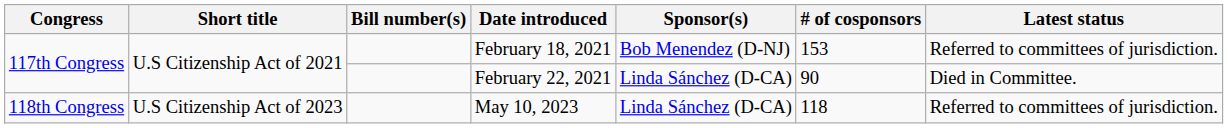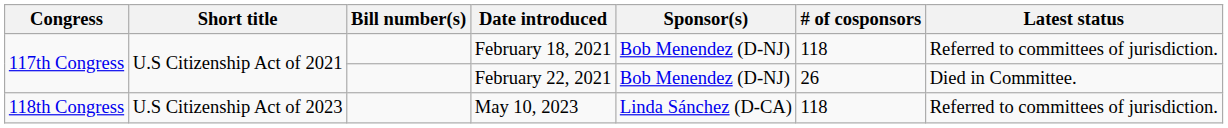(814, 48) 153 -> (814, 48) 118
(706, 78) Linda Sánchez (D-CA) -> (705, 78) Bob Menendez (D-NJ)
(810, 78) 90 -> (810, 78) 26
